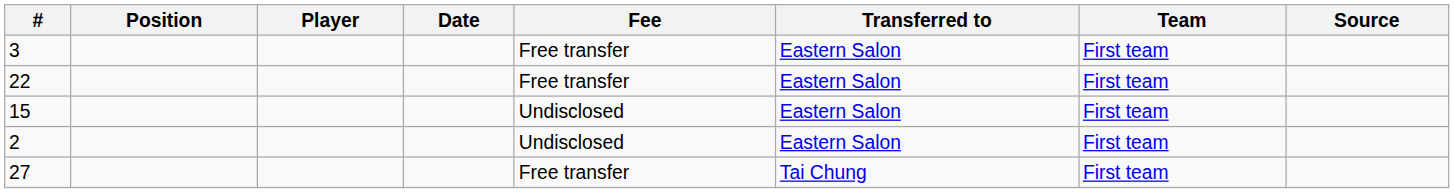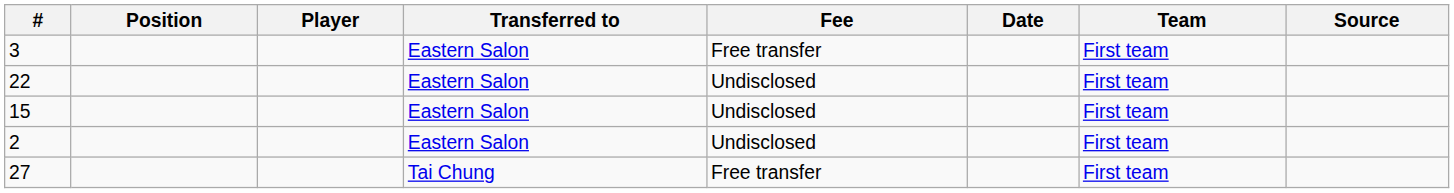columns swapped: (927, 20) <-> (459, 20)
(574, 81) Free transfer -> (763, 81) Undisclosed
